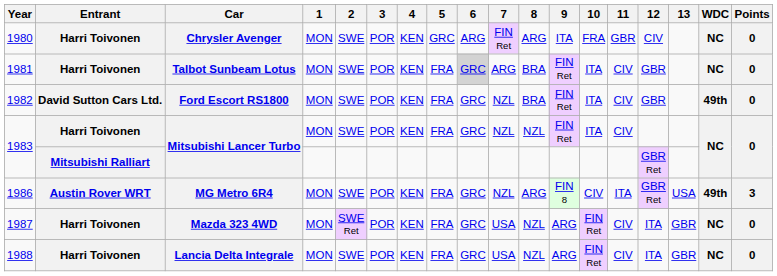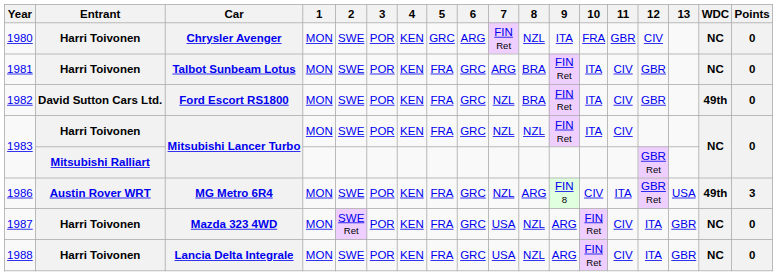(534, 38) ARG -> (534, 38) NZL
(473, 69) lightgrey background -> (473, 69) no background
